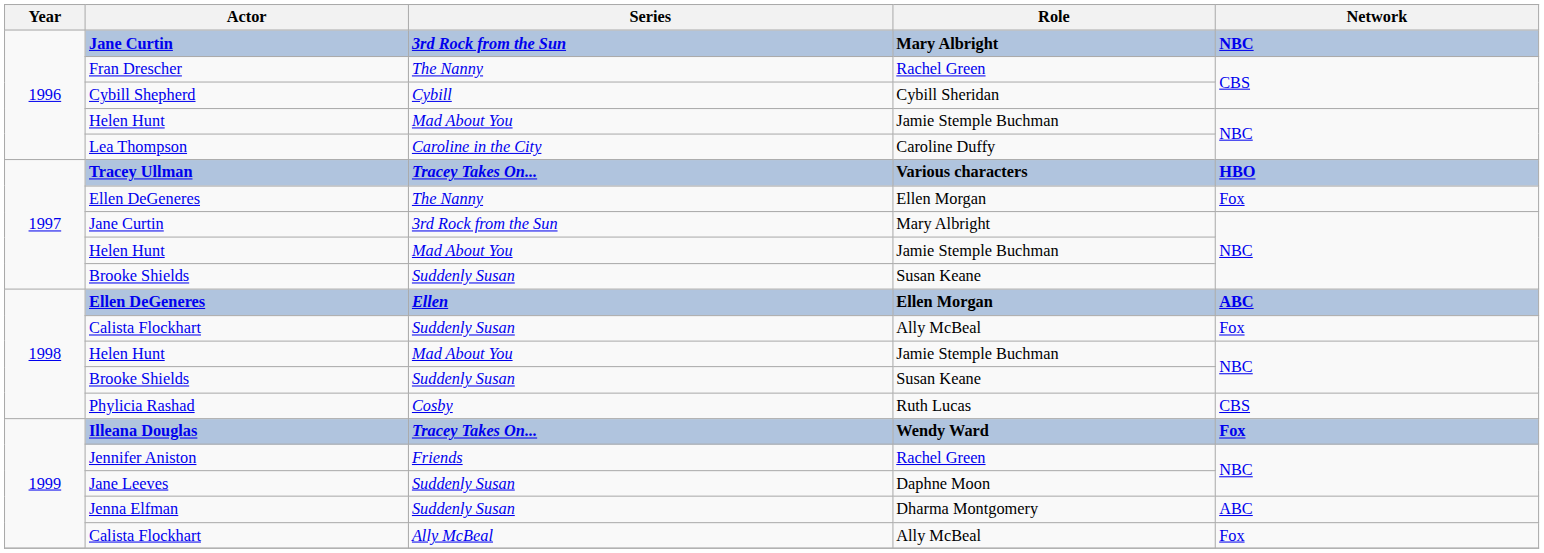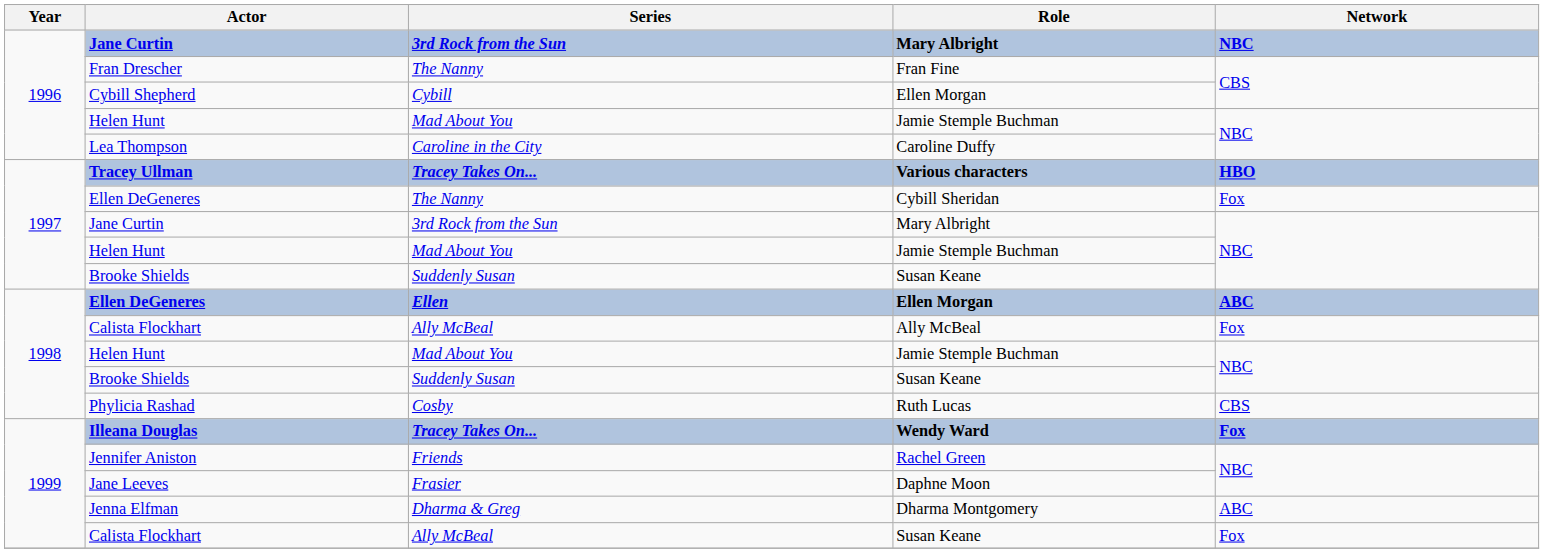(941, 69) Rachel Green -> (928, 69) Fran Fine
(948, 95) Cybill Sheridan -> (941, 95) Ellen Morgan
(941, 198) Ellen Morgan -> (948, 198) Cybill Sheridan
(463, 328) Suddenly Susan -> (452, 328) Ally McBeal
(463, 483) Suddenly Susan -> (436, 483) Frasier
(463, 509) Suddenly Susan -> (466, 509) Dharma & Greg
(939, 535) Ally McBeal -> (939, 535) Susan Keane
